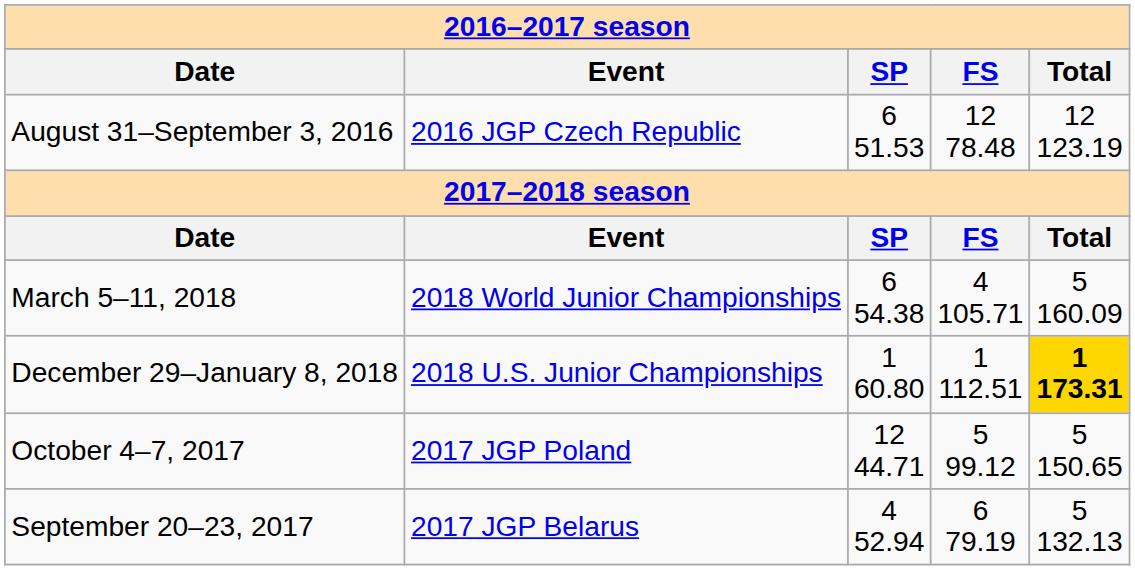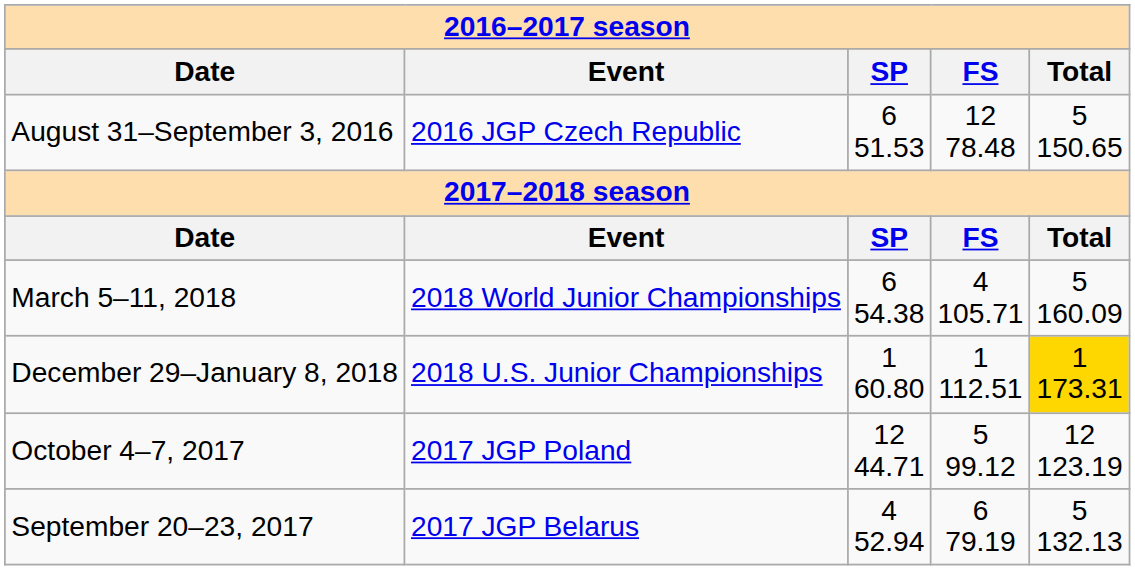(1080, 131) 12 123.19 -> (1080, 131) 5 150.65
(1080, 373) bold -> (1080, 373) normal
(1080, 450) 5 150.65 -> (1080, 450) 12 123.19
